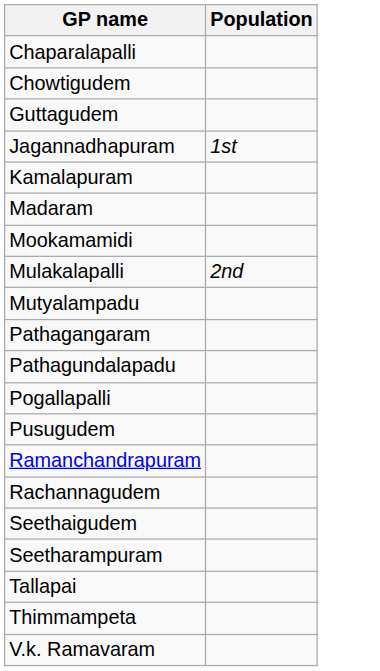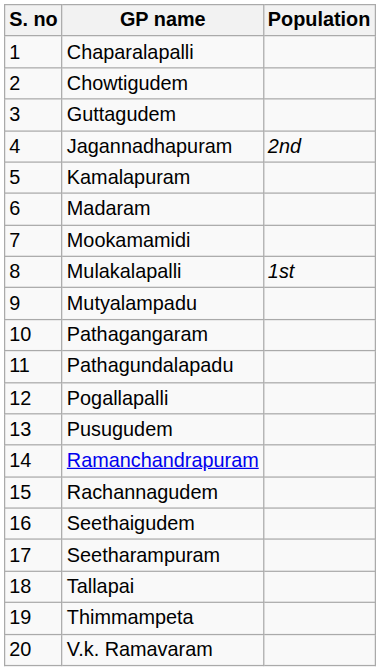+ column: (33, 20)
(223, 146) 1st -> (284, 146) 2nd
(227, 271) 2nd -> (281, 271) 1st
